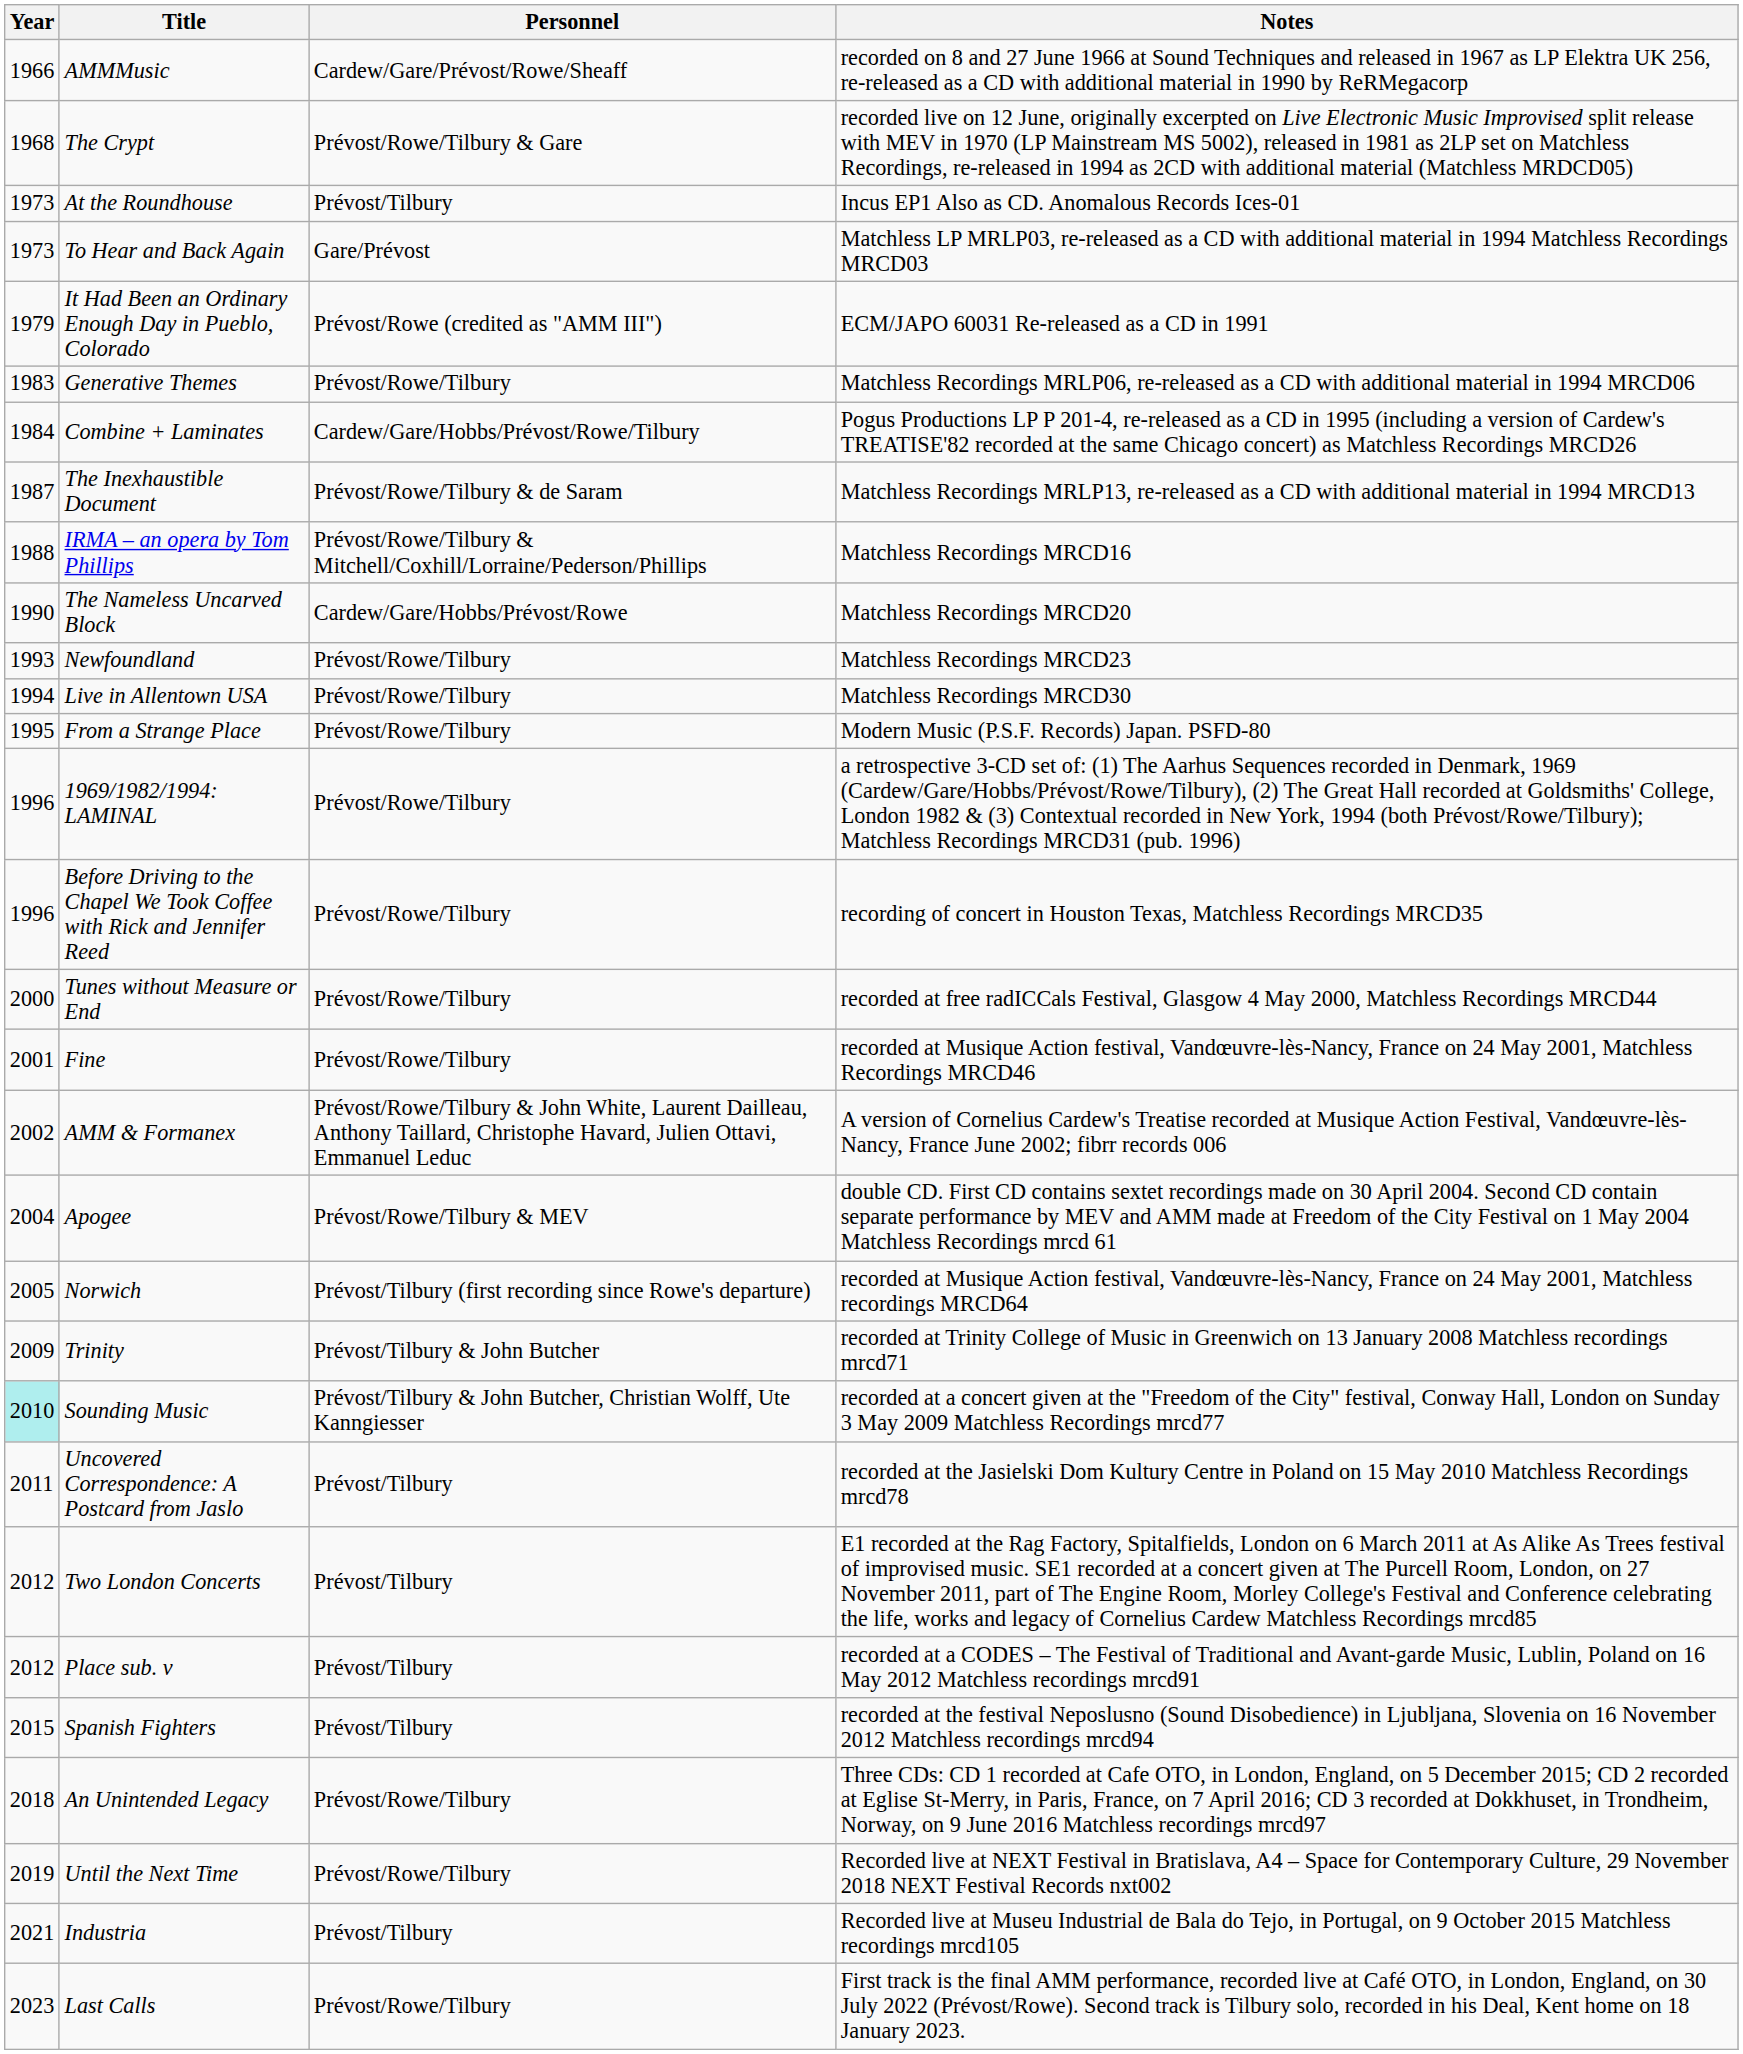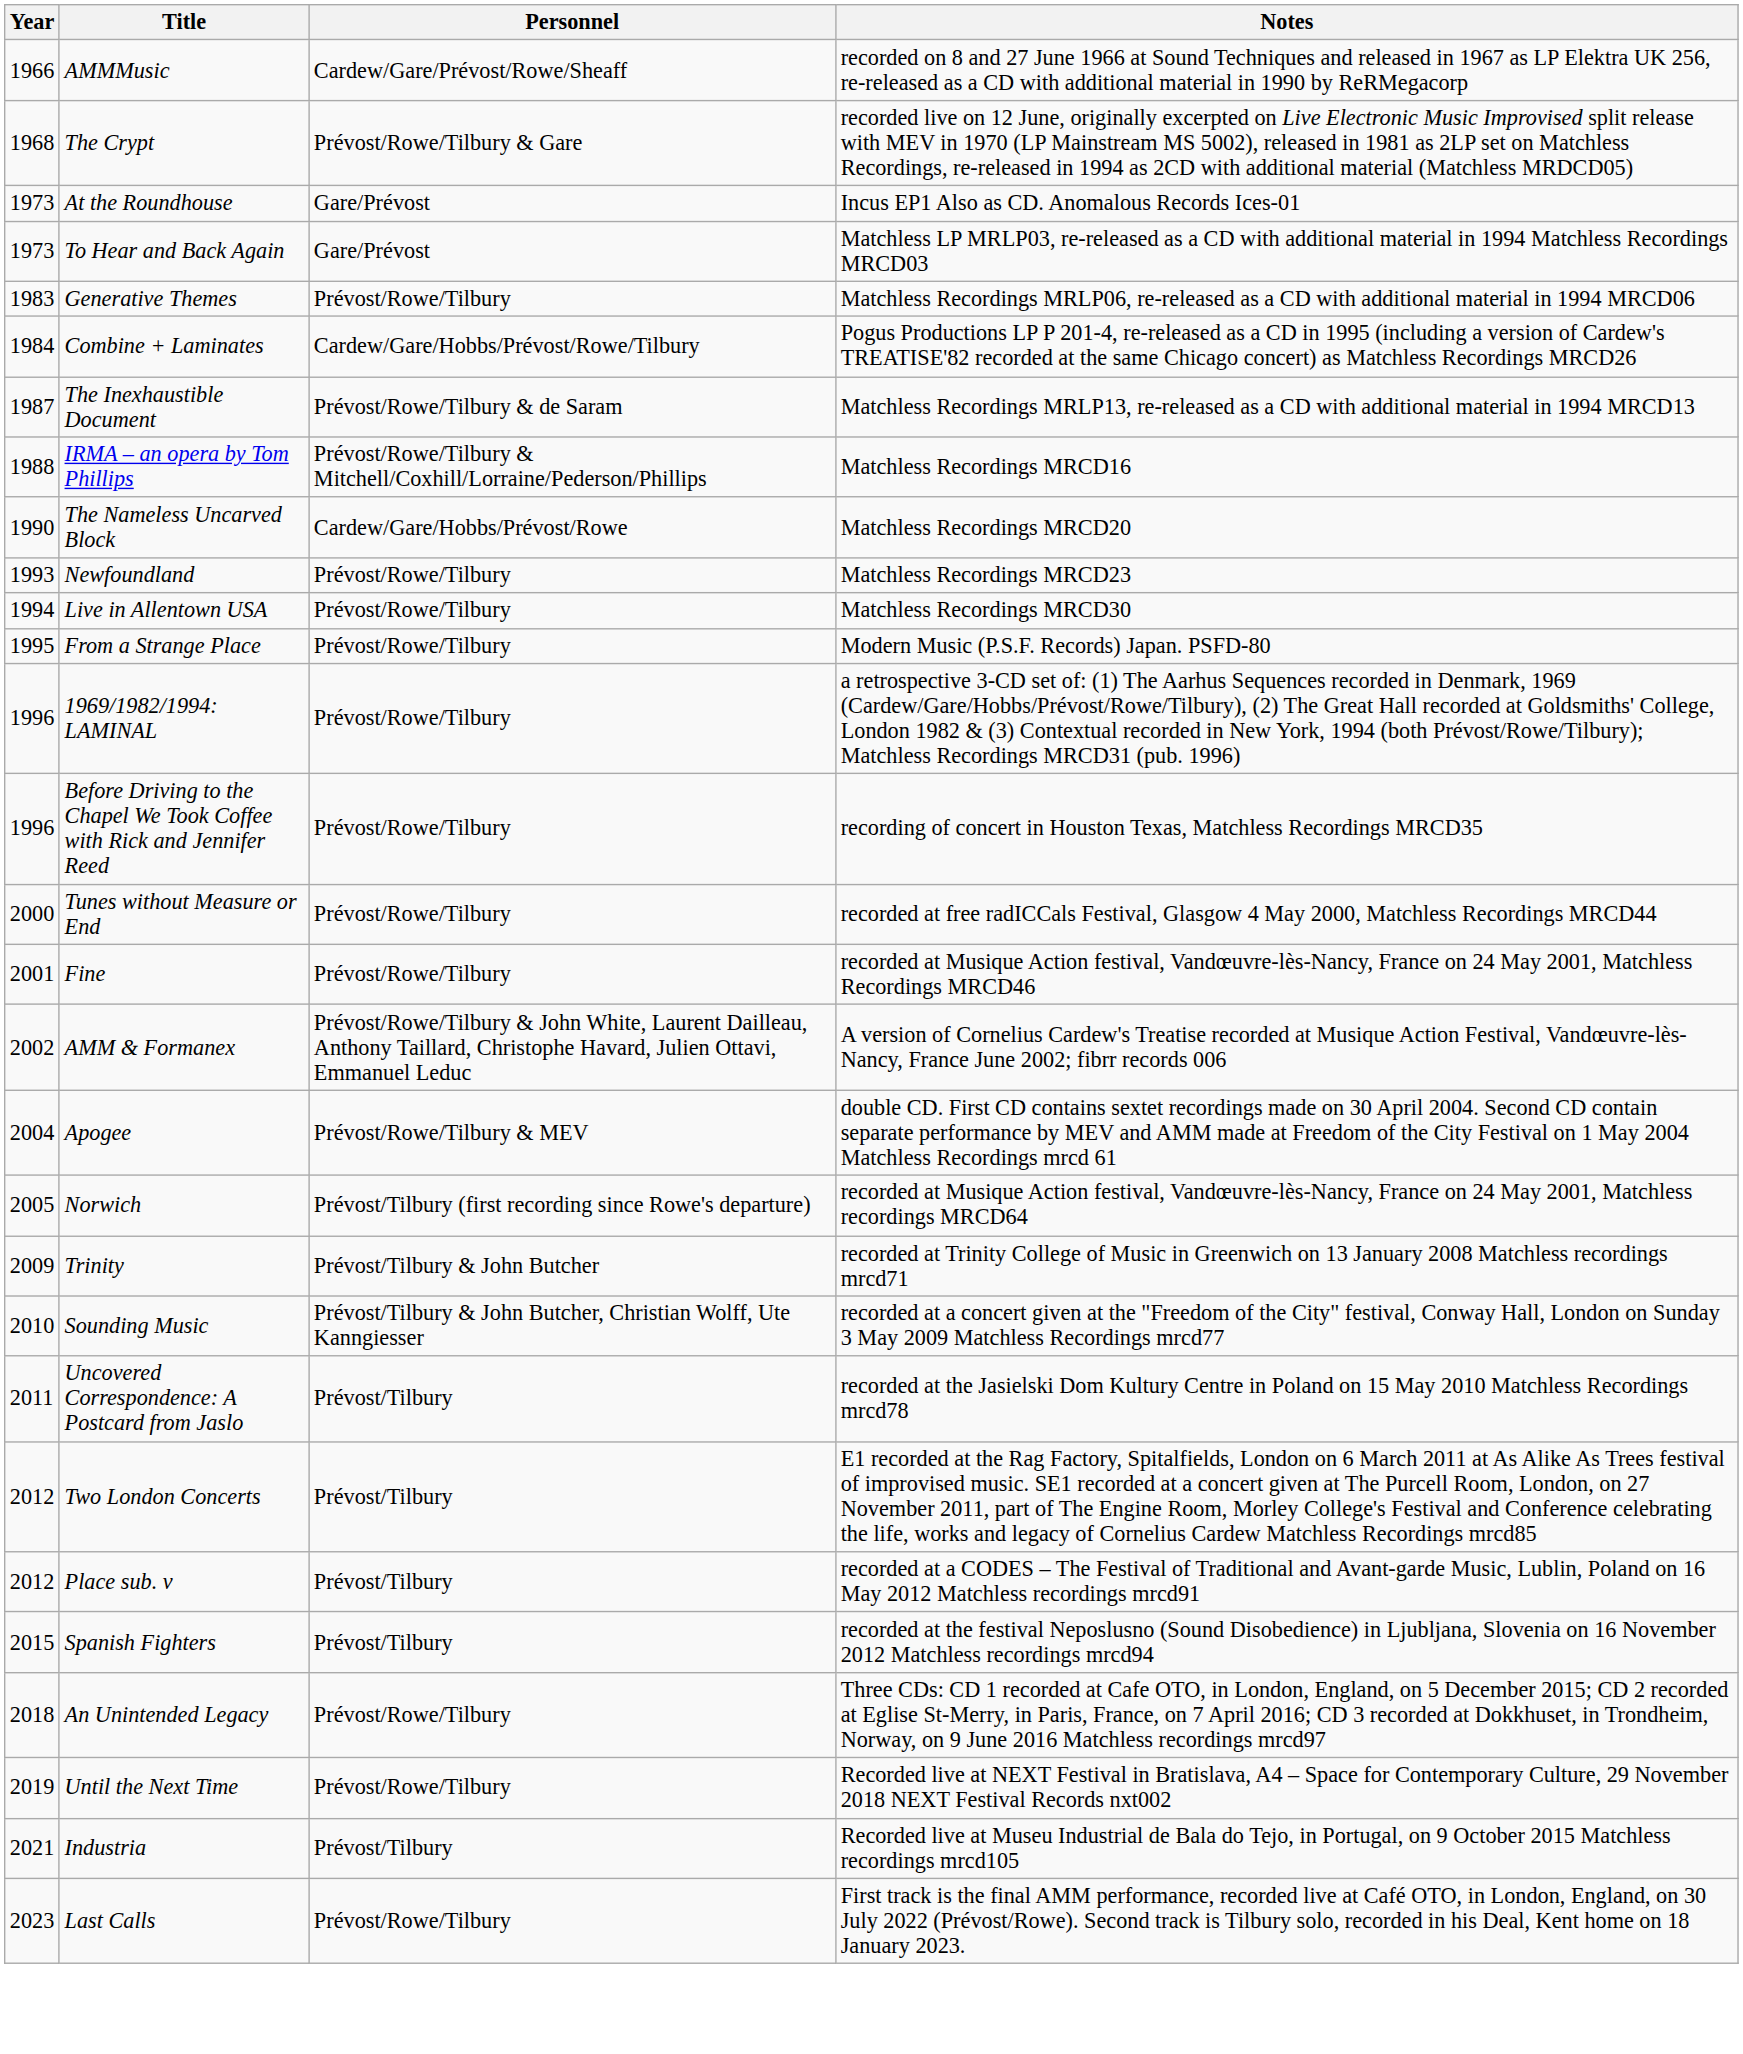(383, 203) Prévost/Tilbury -> (372, 203) Gare/Prévost
- row: (176, 323)
(32, 1411) paleturquoise background -> (32, 1325) no background
